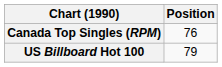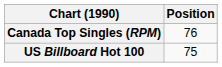(191, 52) 79 -> (191, 52) 75
